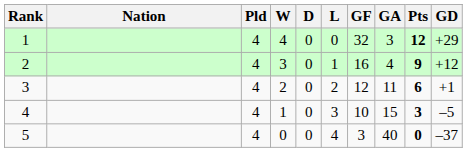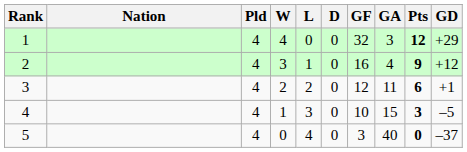columns swapped: (309, 16) <-> (334, 16)
